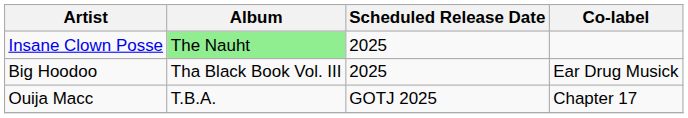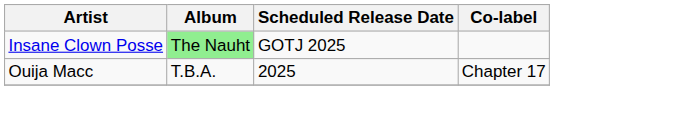(368, 44) 2025 -> (302, 44) GOTJ 2025
- row: (53, 71)
(393, 98) GOTJ 2025 -> (277, 71) 2025
